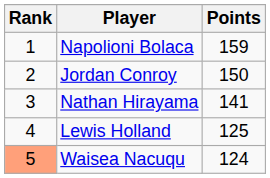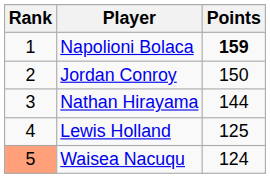(234, 46) normal -> (234, 46) bold
(234, 103) 141 -> (234, 103) 144
